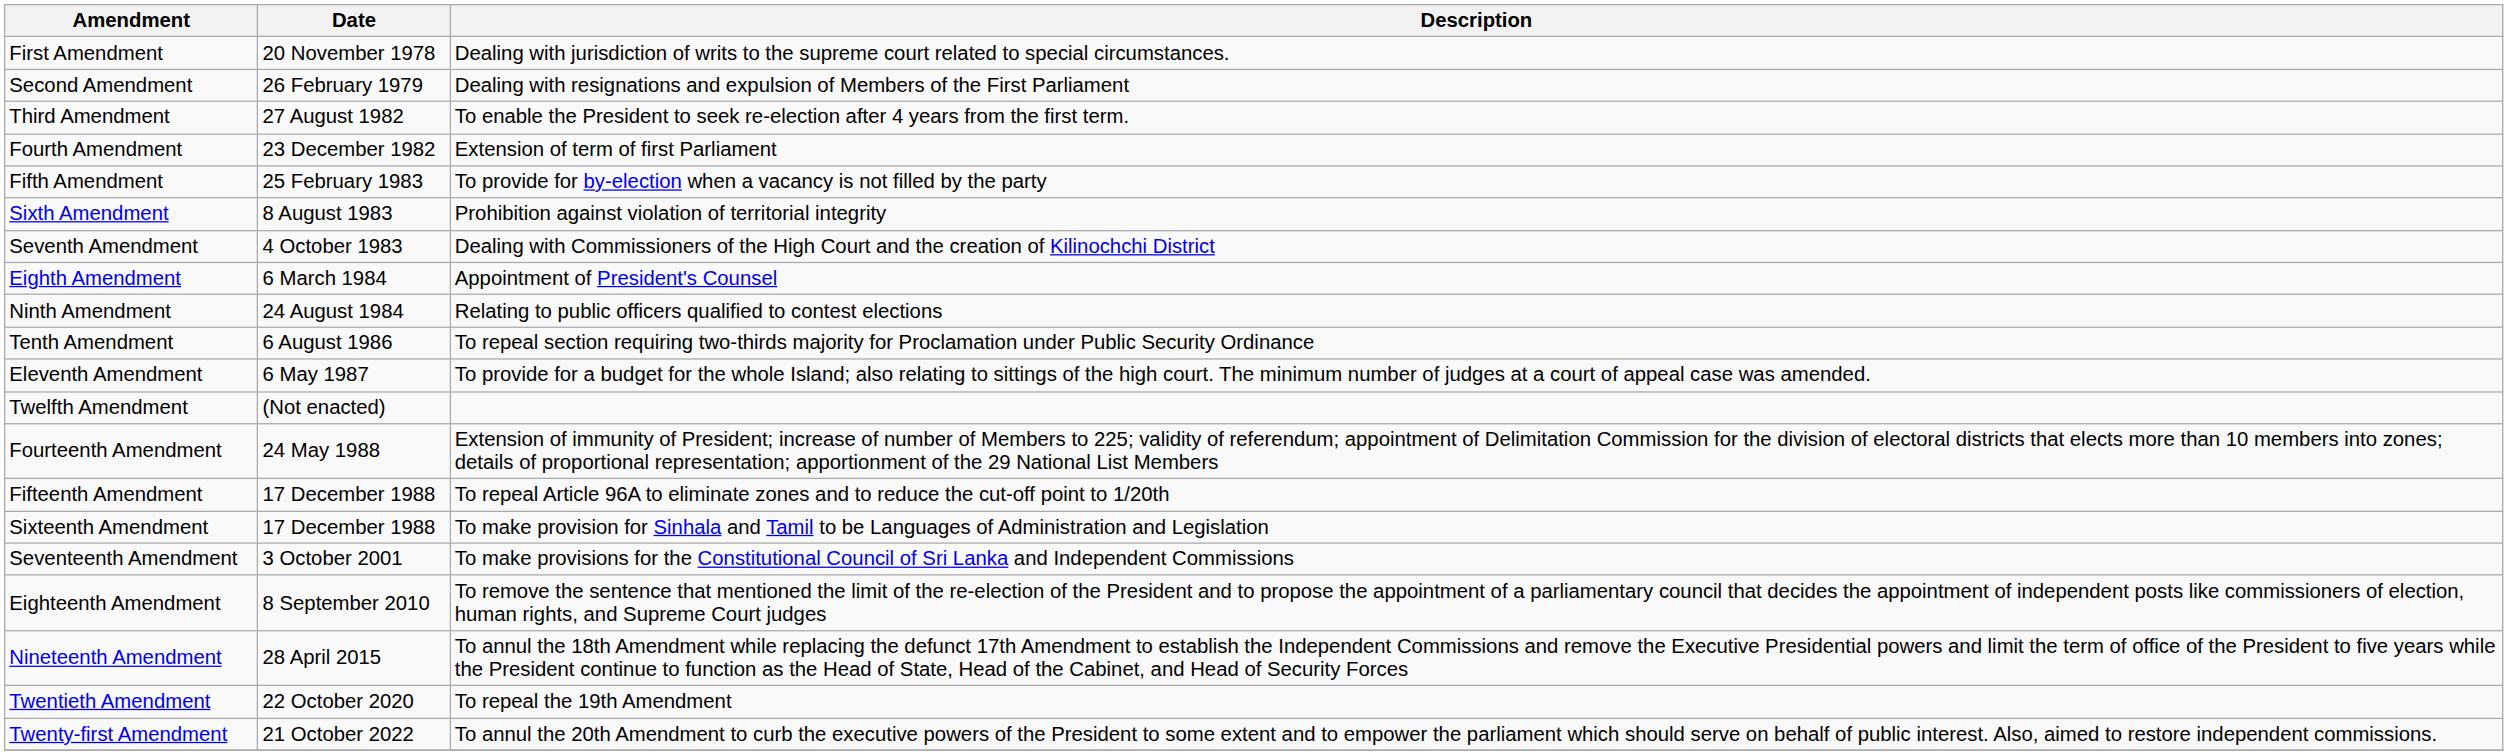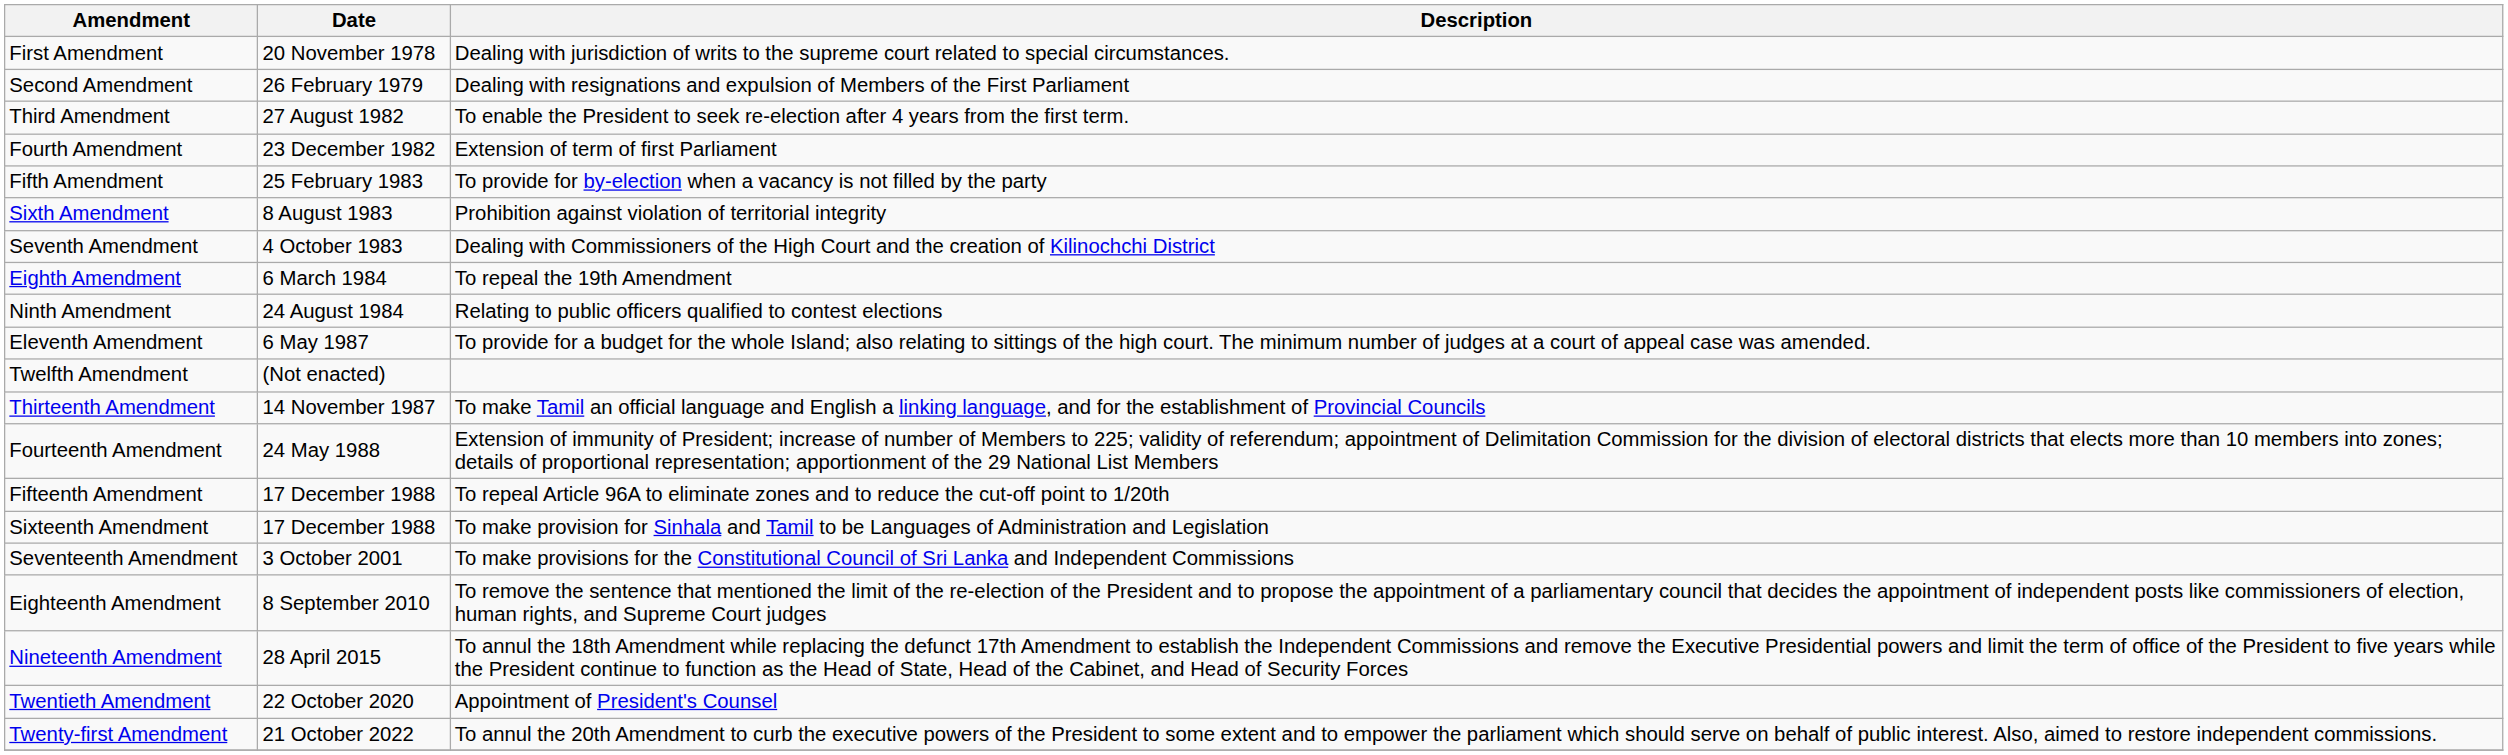(616, 278) Appointment of President's Counsel -> (593, 278) To repeal the 19th Amendment
- row: (91, 342)
+ row: (112, 407)
(593, 701) To repeal the 19th Amendment -> (616, 701) Appointment of President's Counsel
